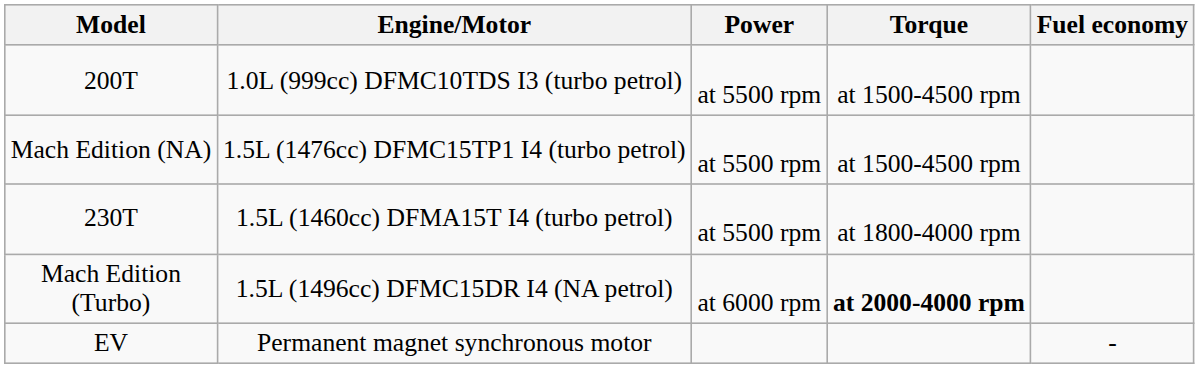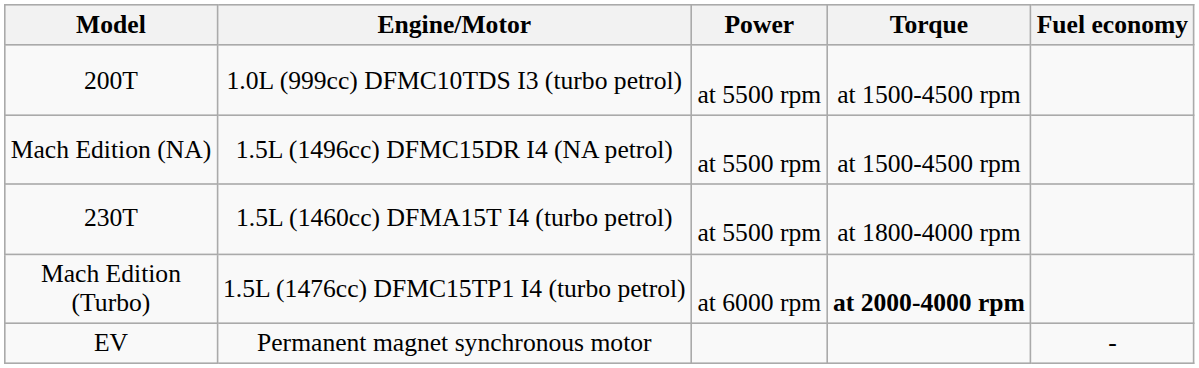(454, 149) 1.5L (1476cc) DFMC15TP1 I4 (turbo petrol) -> (454, 149) 1.5L (1496cc) DFMC15DR I4 (NA petrol)
(454, 288) 1.5L (1496cc) DFMC15DR I4 (NA petrol) -> (454, 288) 1.5L (1476cc) DFMC15TP1 I4 (turbo petrol)
